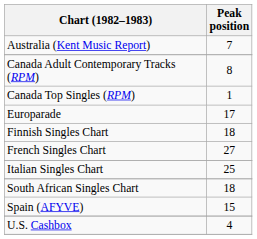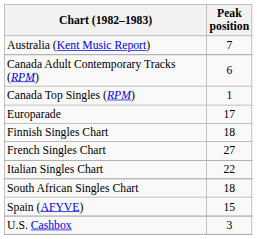(229, 70) 8 -> (229, 70) 6
(229, 169) 25 -> (229, 169) 22
(229, 225) 4 -> (229, 225) 3
